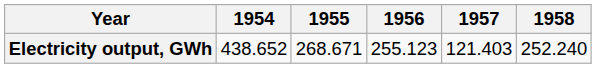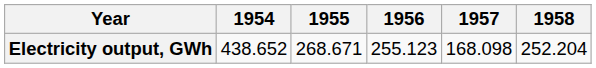(479, 48) 121.403 -> (479, 48) 168.098
(554, 48) 252.240 -> (554, 48) 252.204
